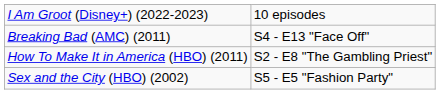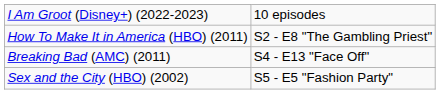rows swapped: (128, 57) <-> (89, 36)
